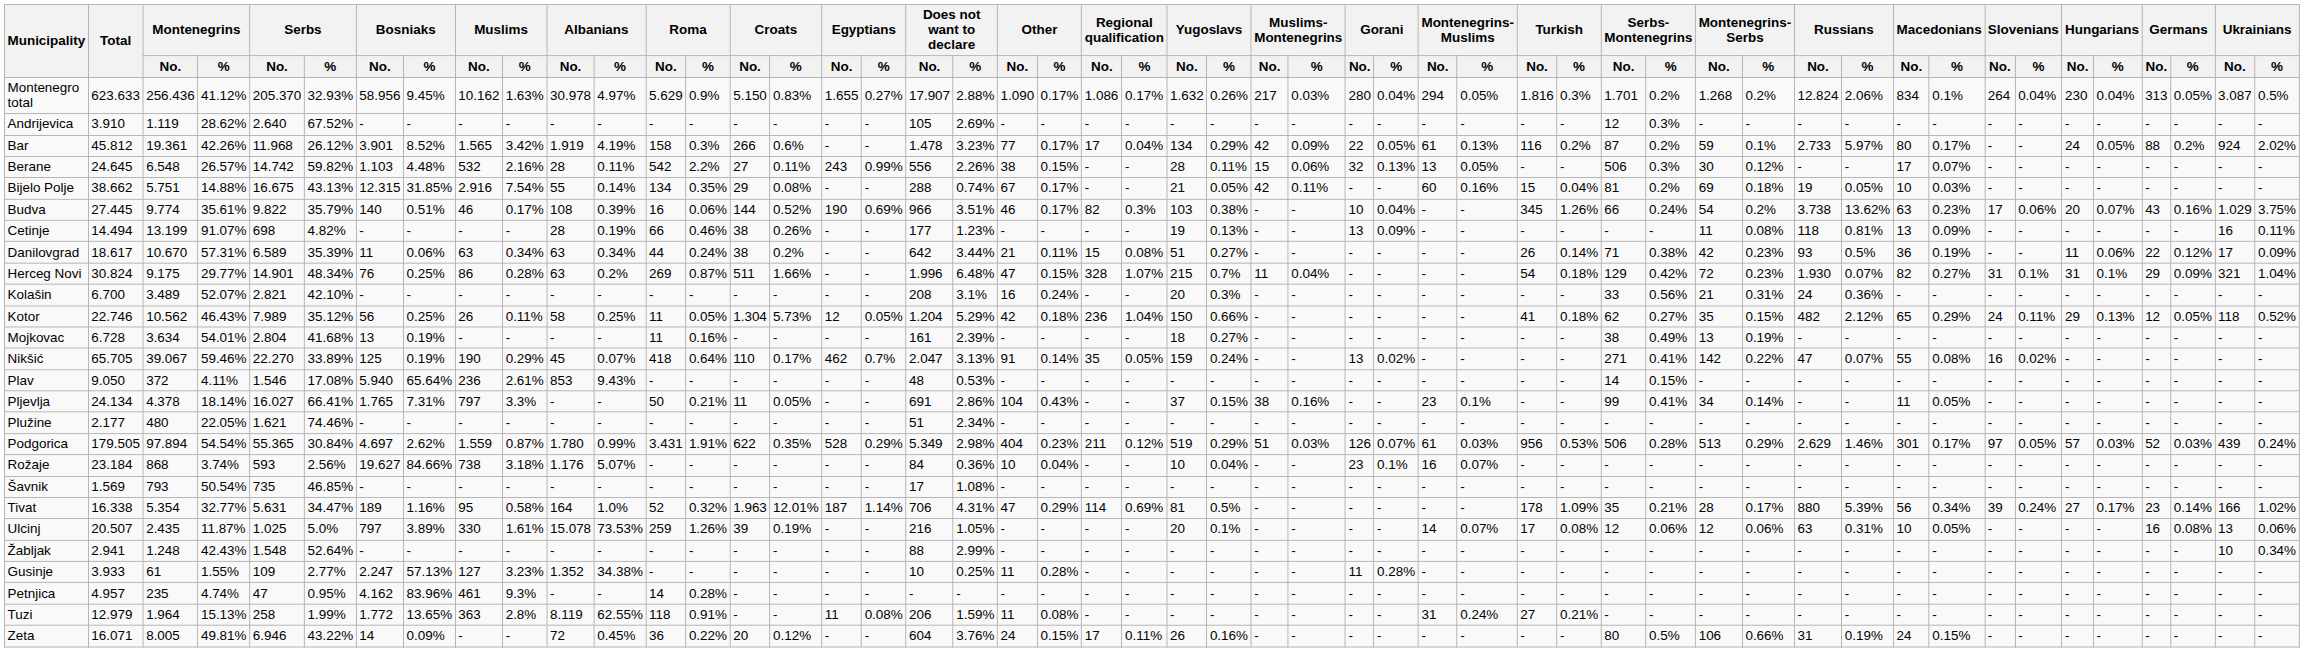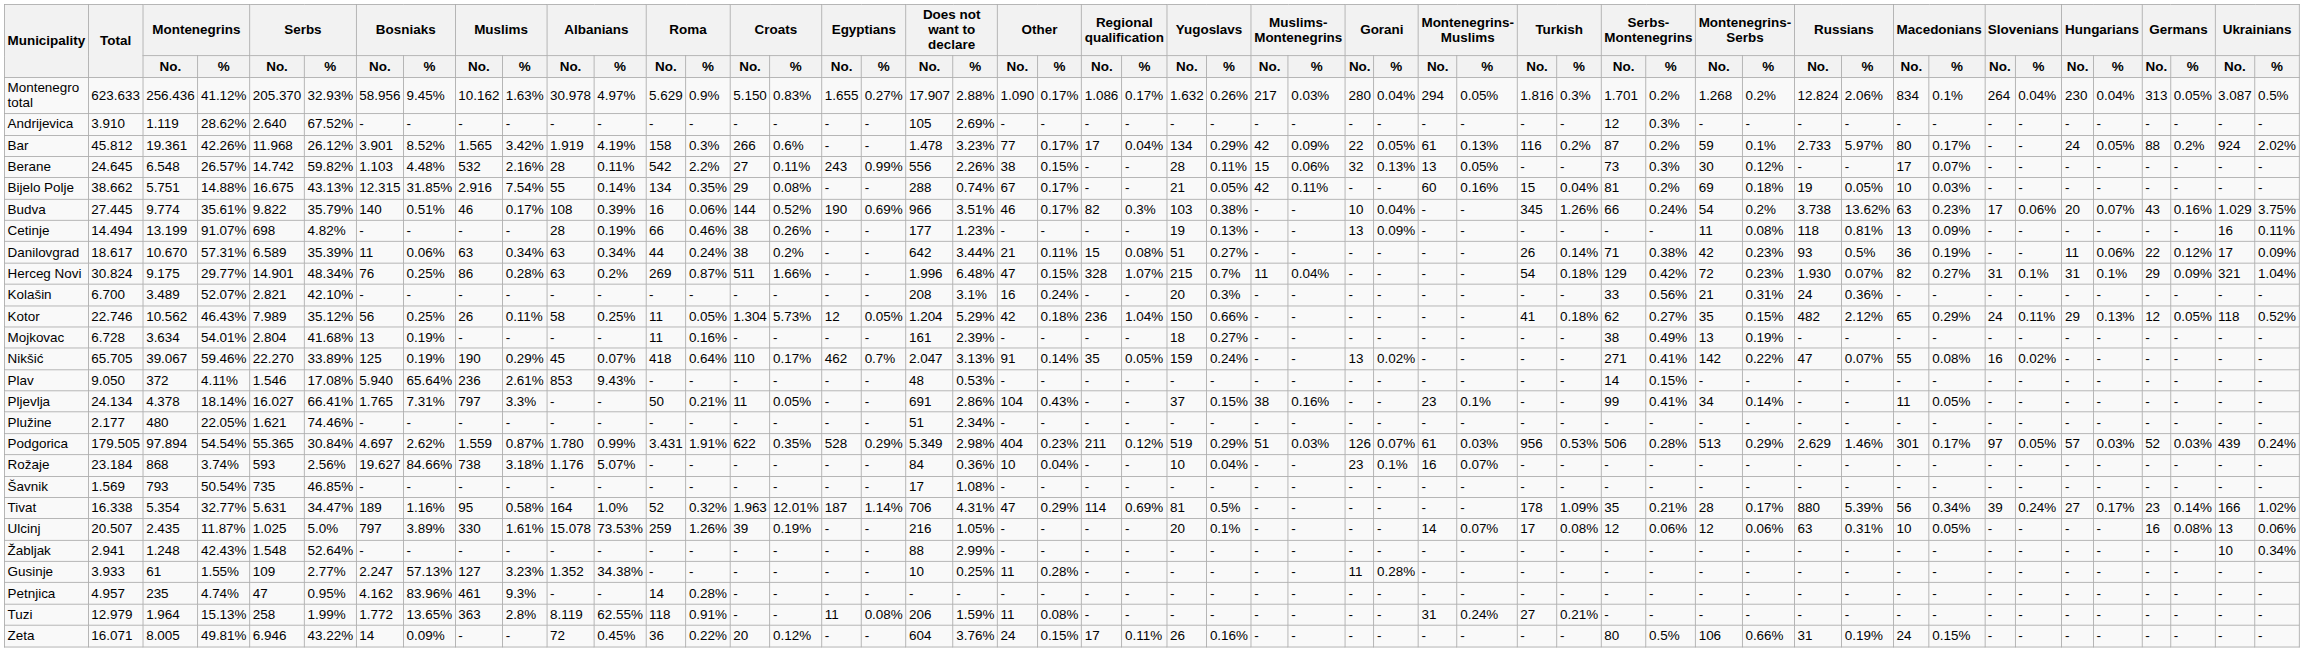(1616, 167) 506 -> (1612, 167) 73
